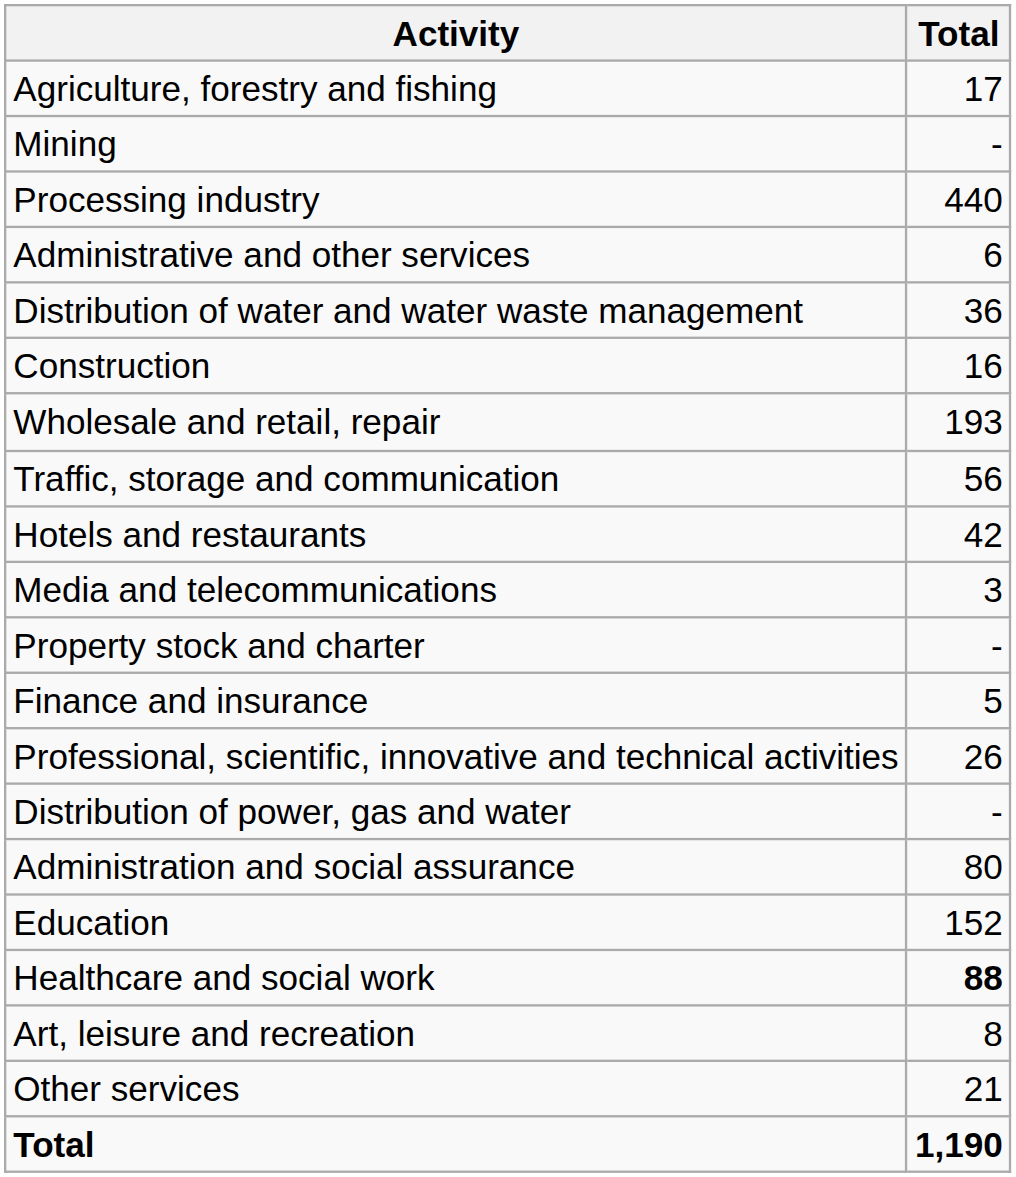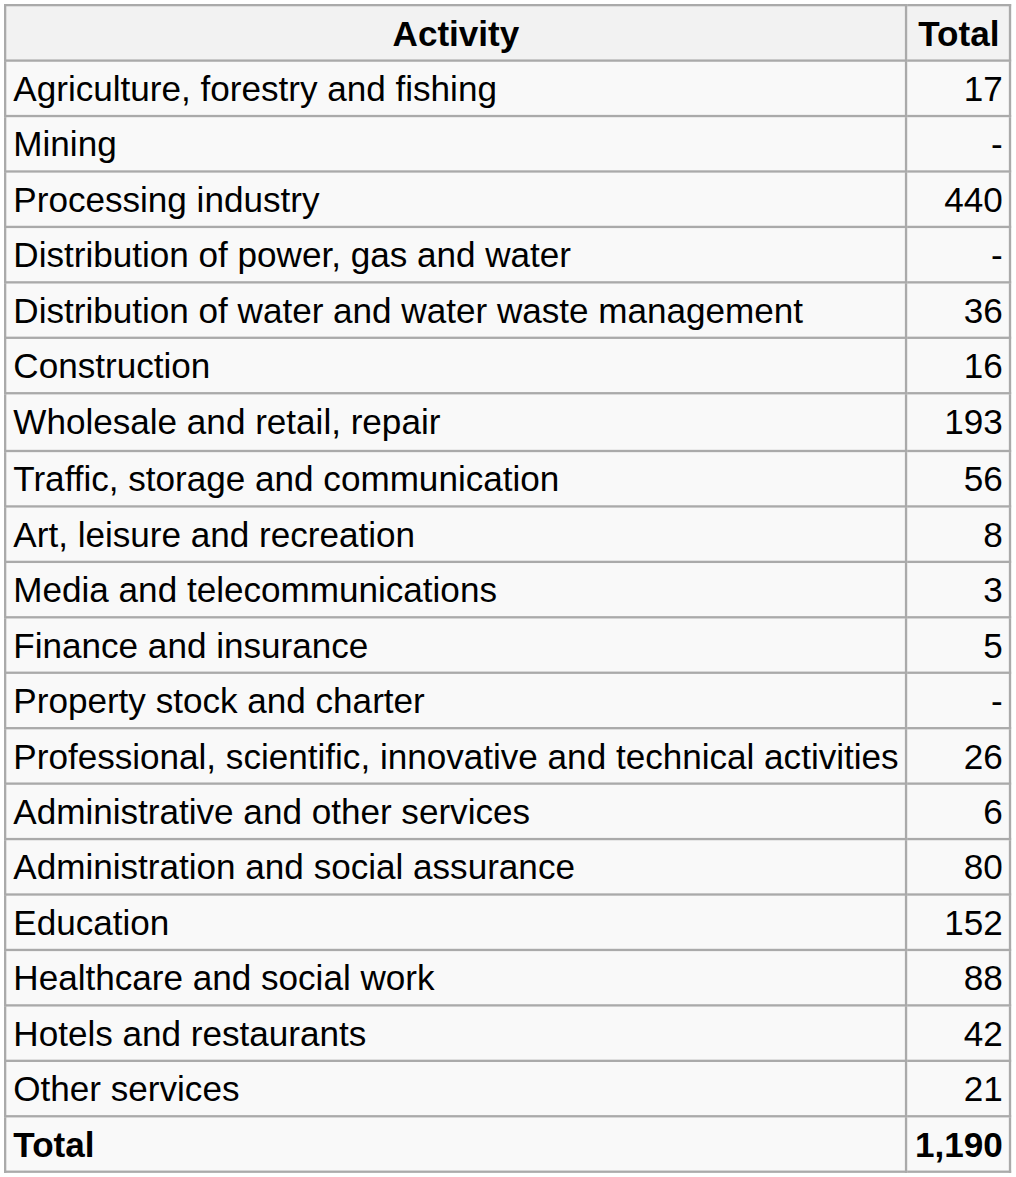rows swapped: (292, 811) <-> (272, 255)
rows swapped: (190, 533) <-> (214, 1034)
rows swapped: (191, 700) <-> (219, 645)
(983, 978) bold -> (983, 978) normal
